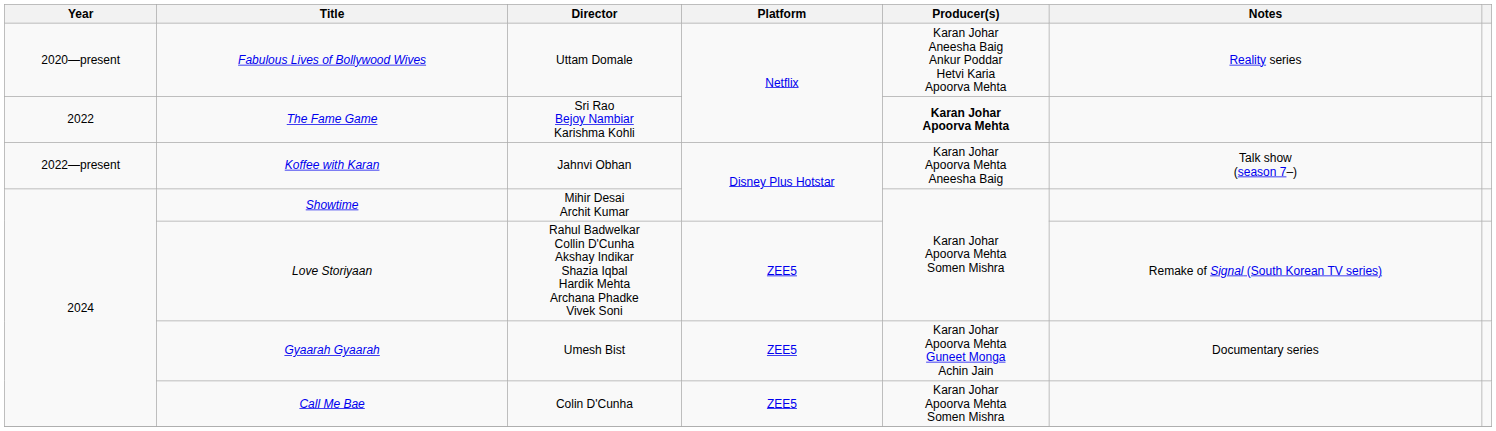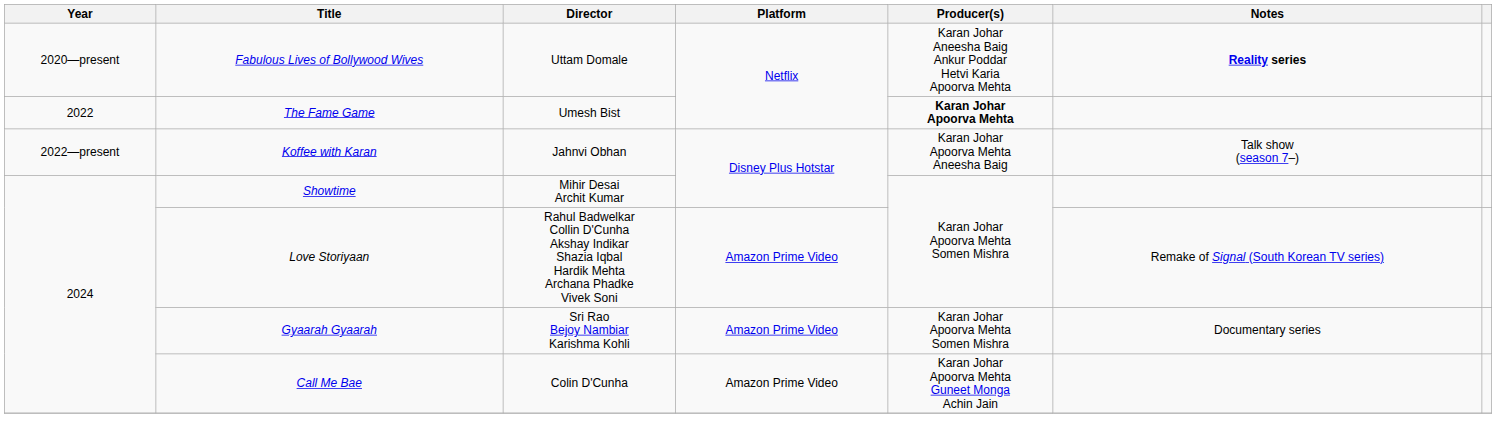(1265, 60) normal -> (1267, 60) bold
(594, 119) Sri Rao Bejoy Nambiar Karishma Kohli -> (589, 112) Umesh Bist
(782, 271) ZEE5 -> (782, 257) Amazon Prime Video
(594, 350) Umesh Bist -> (589, 330) Sri Rao Bejoy Nambiar Karishma Kohli
(782, 350) ZEE5 -> (782, 330) Amazon Prime Video
(966, 350) Karan Johar Apoorva Mehta Guneet Monga Achin Jain -> (970, 330) Karan Johar Apoorva Mehta Somen Mishra
(782, 403) ZEE5 -> (782, 383) Amazon Prime Video
(966, 403) Karan Johar Apoorva Mehta Somen Mishra -> (970, 383) Karan Johar Apoorva Mehta Guneet Monga Achin Jain
